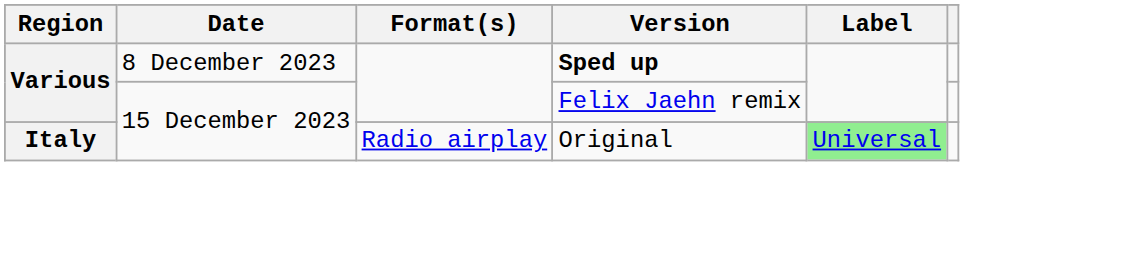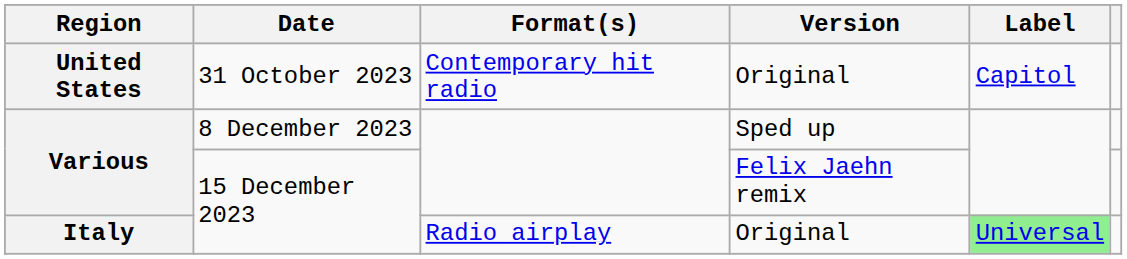+ row: (99, 77)
(608, 63) bold -> (786, 129) normal
